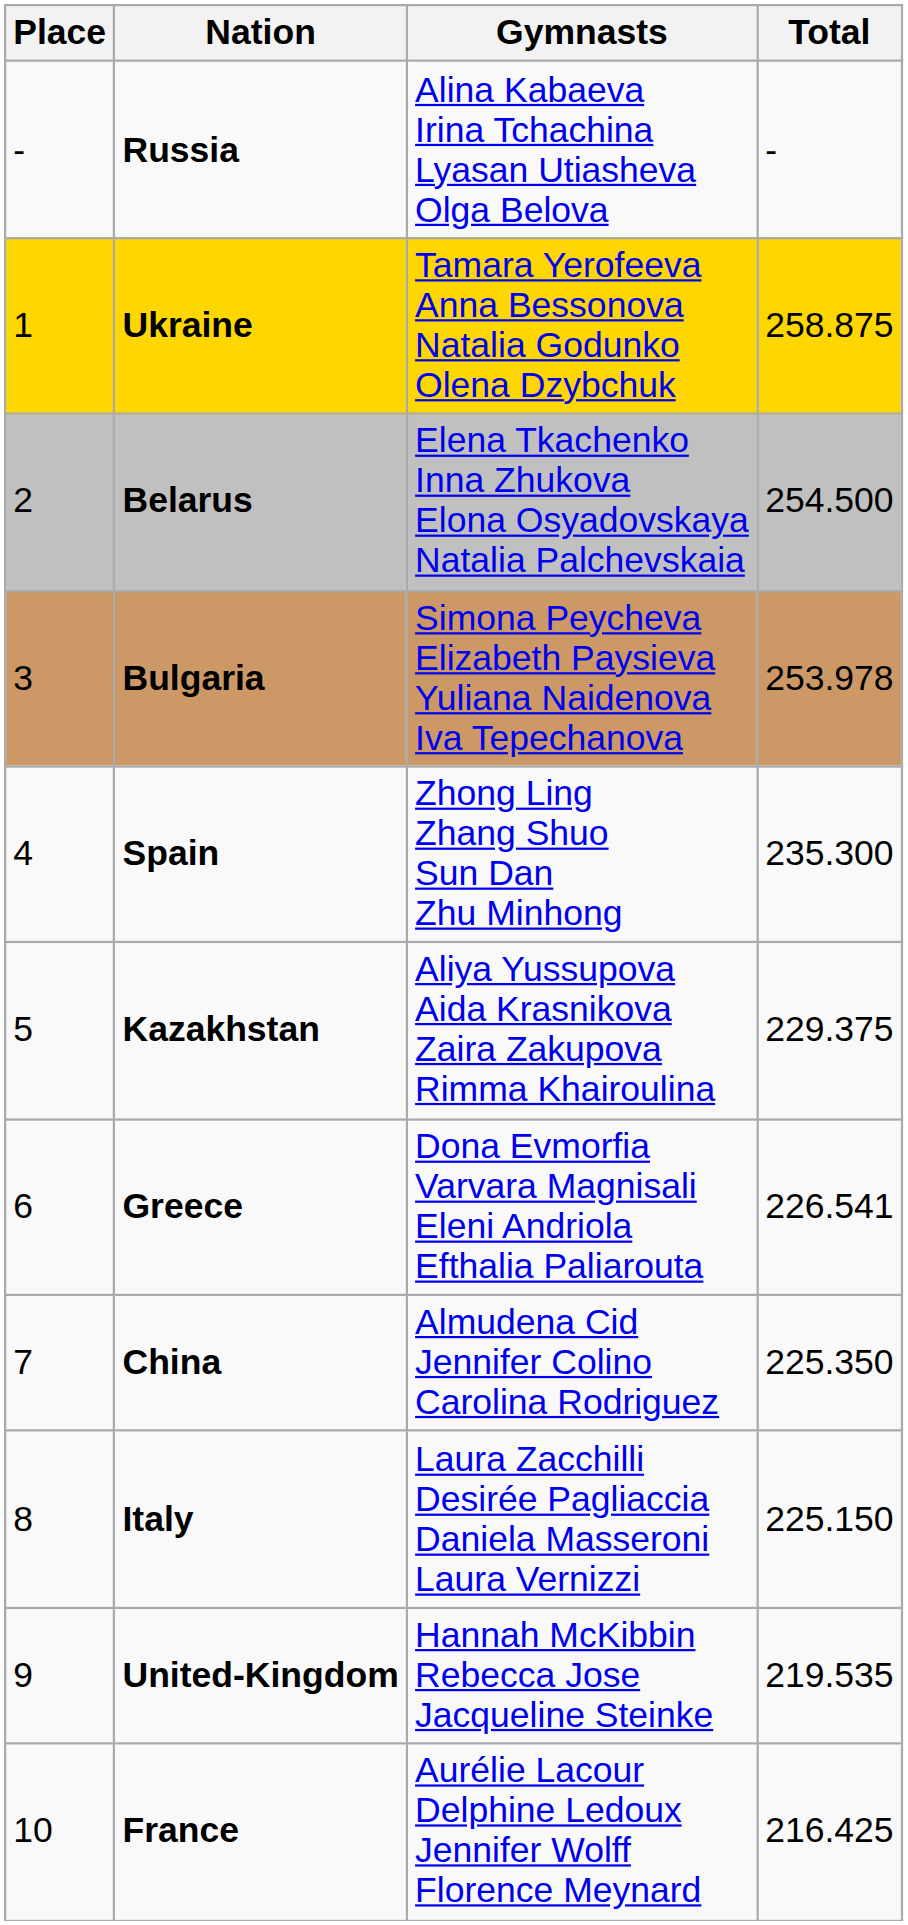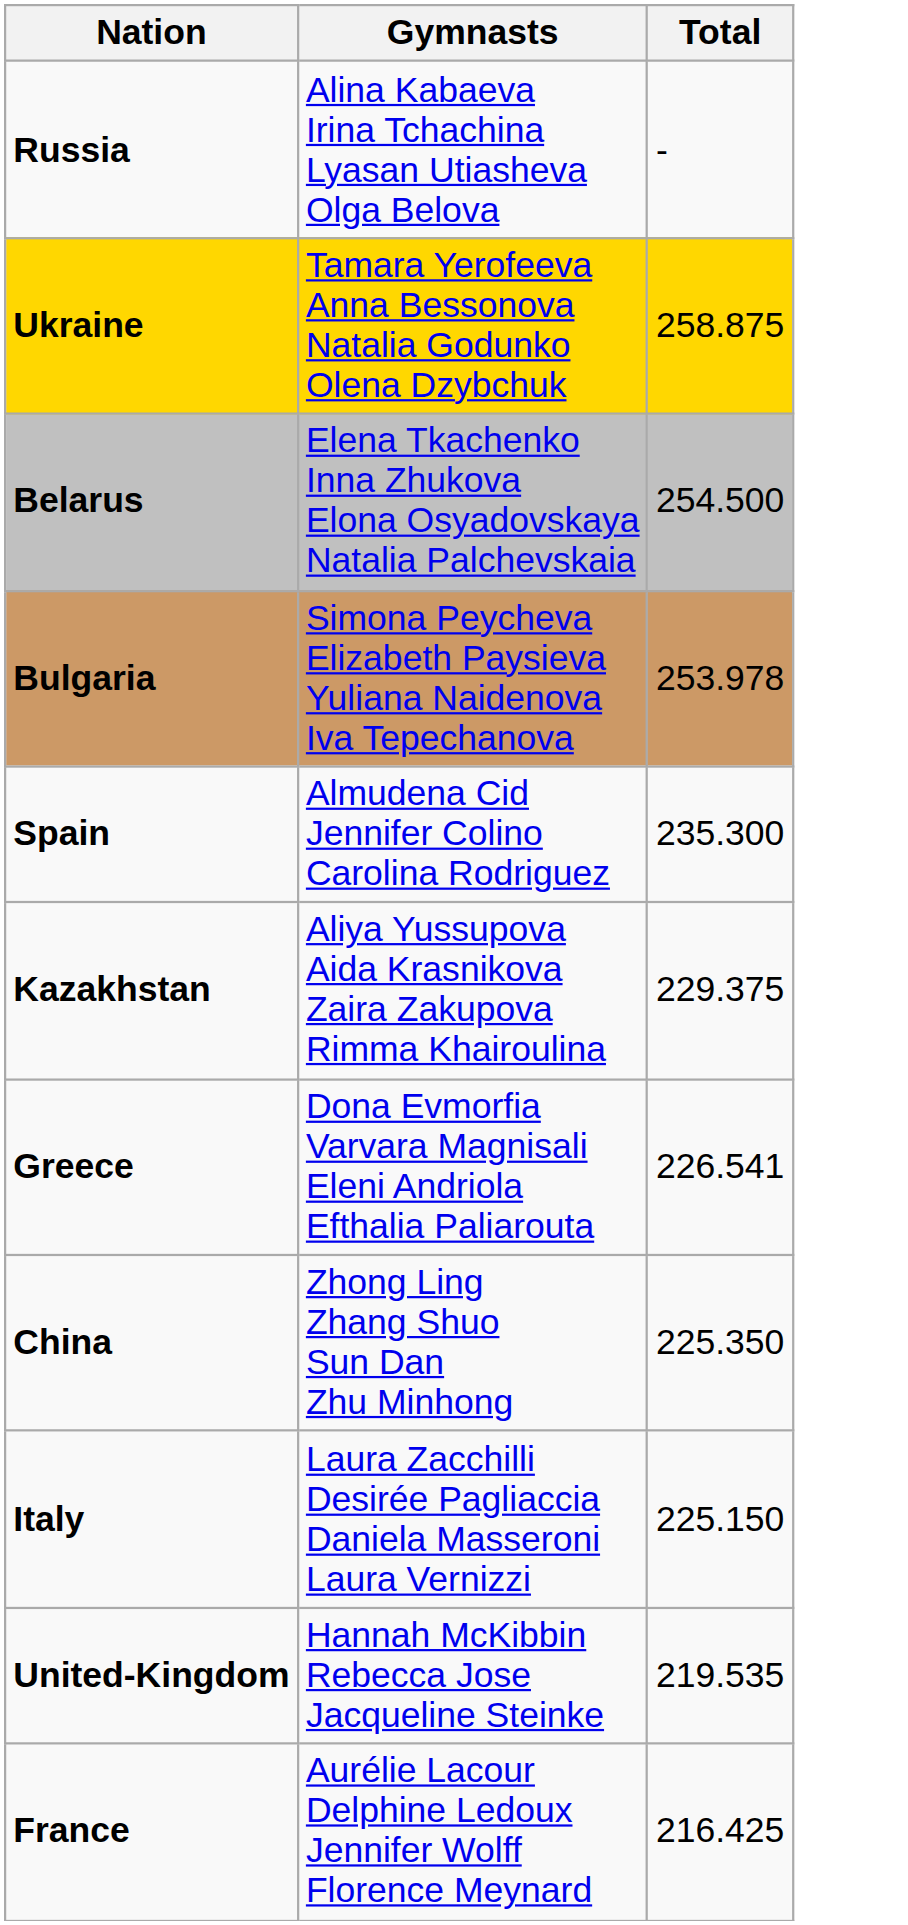- column: (60, 32)
(519, 853) Zhong Ling Zhang Shuo Sun Dan Zhu Minhong -> (458, 833) Almudena Cid Jennifer Colino Carolina Rodriguez
(567, 1362) Almudena Cid Jennifer Colino Carolina Rodriguez -> (410, 1342) Zhong Ling Zhang Shuo Sun Dan Zhu Minhong
